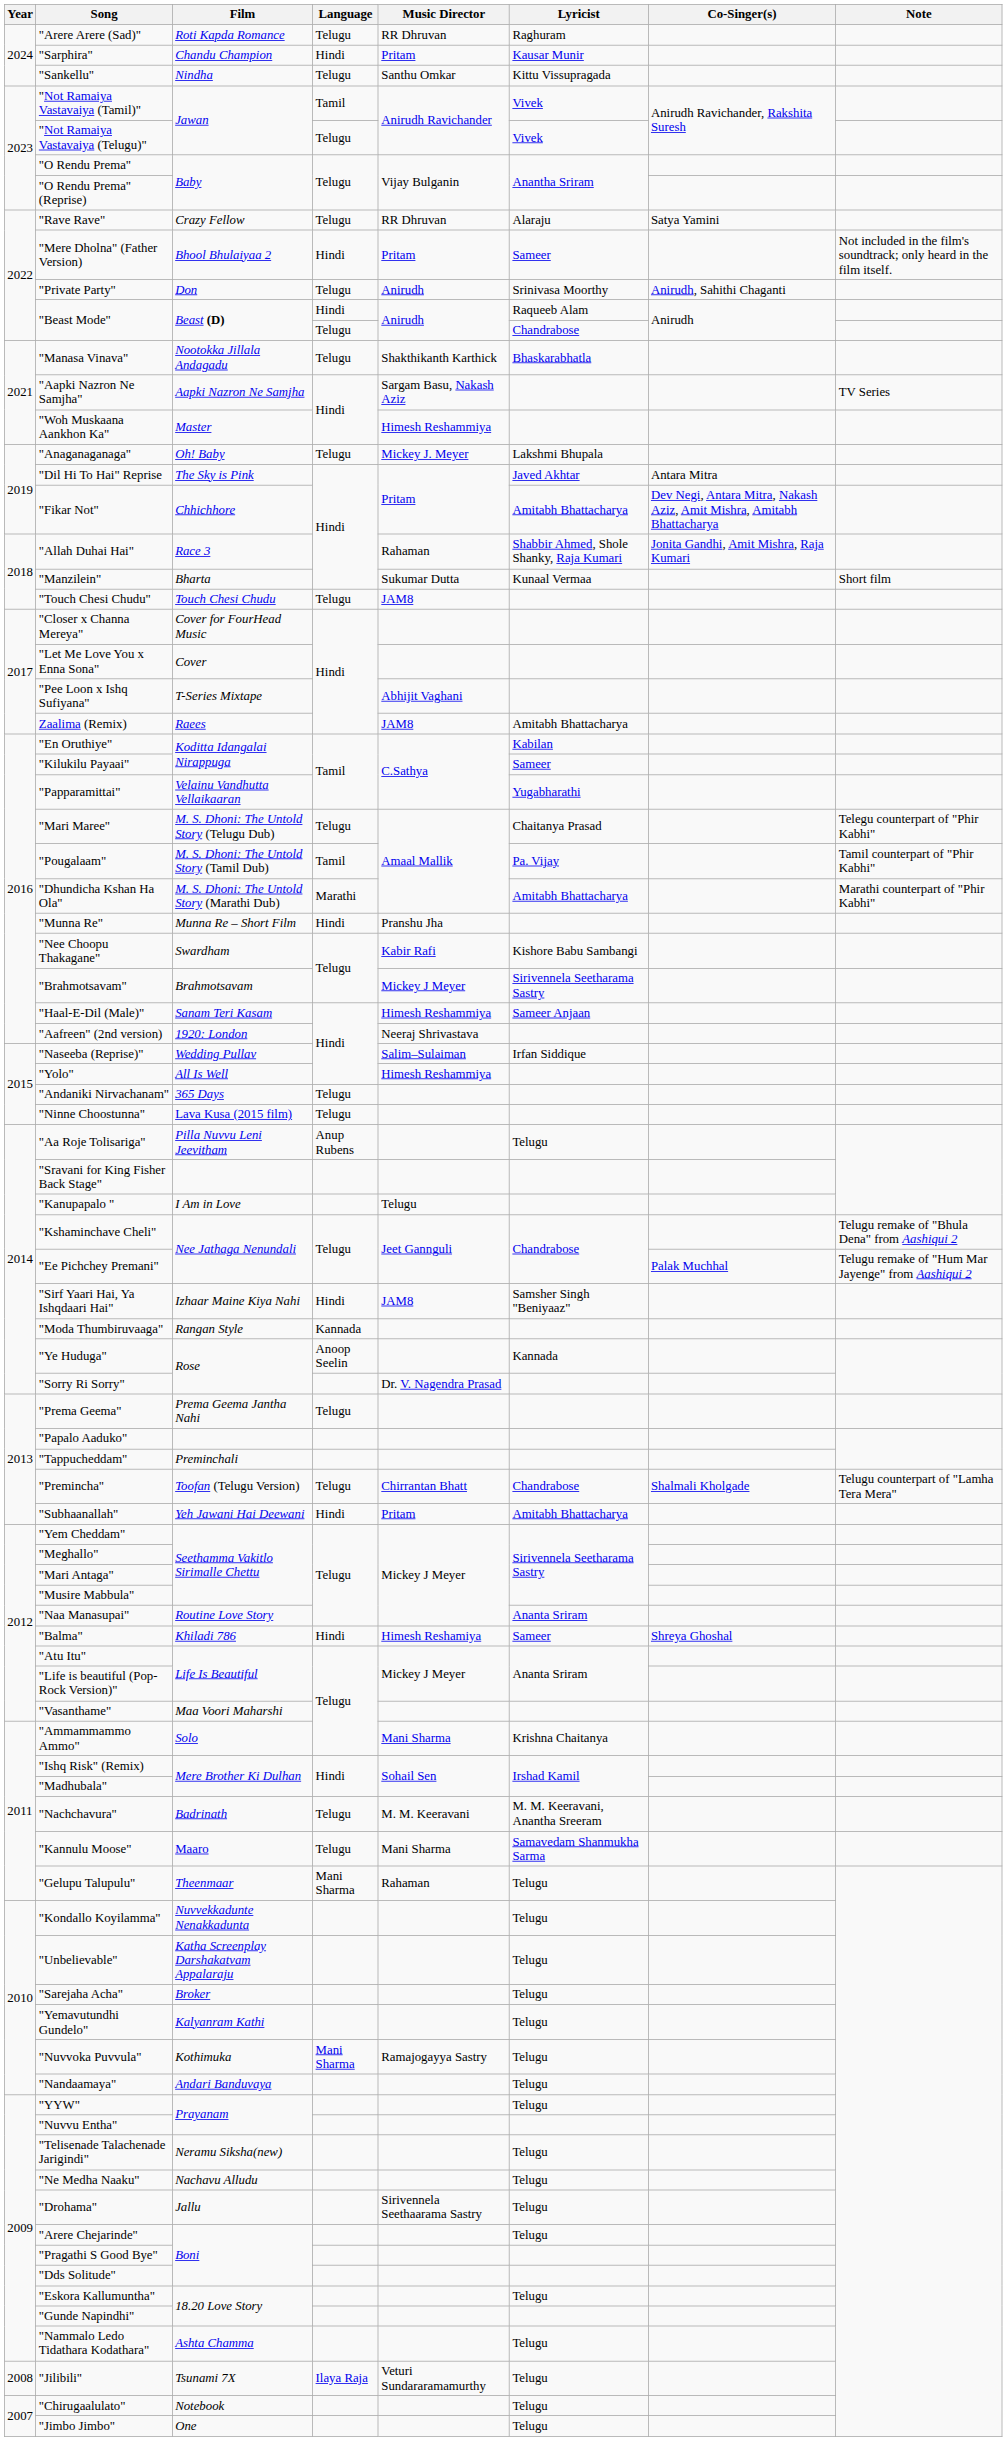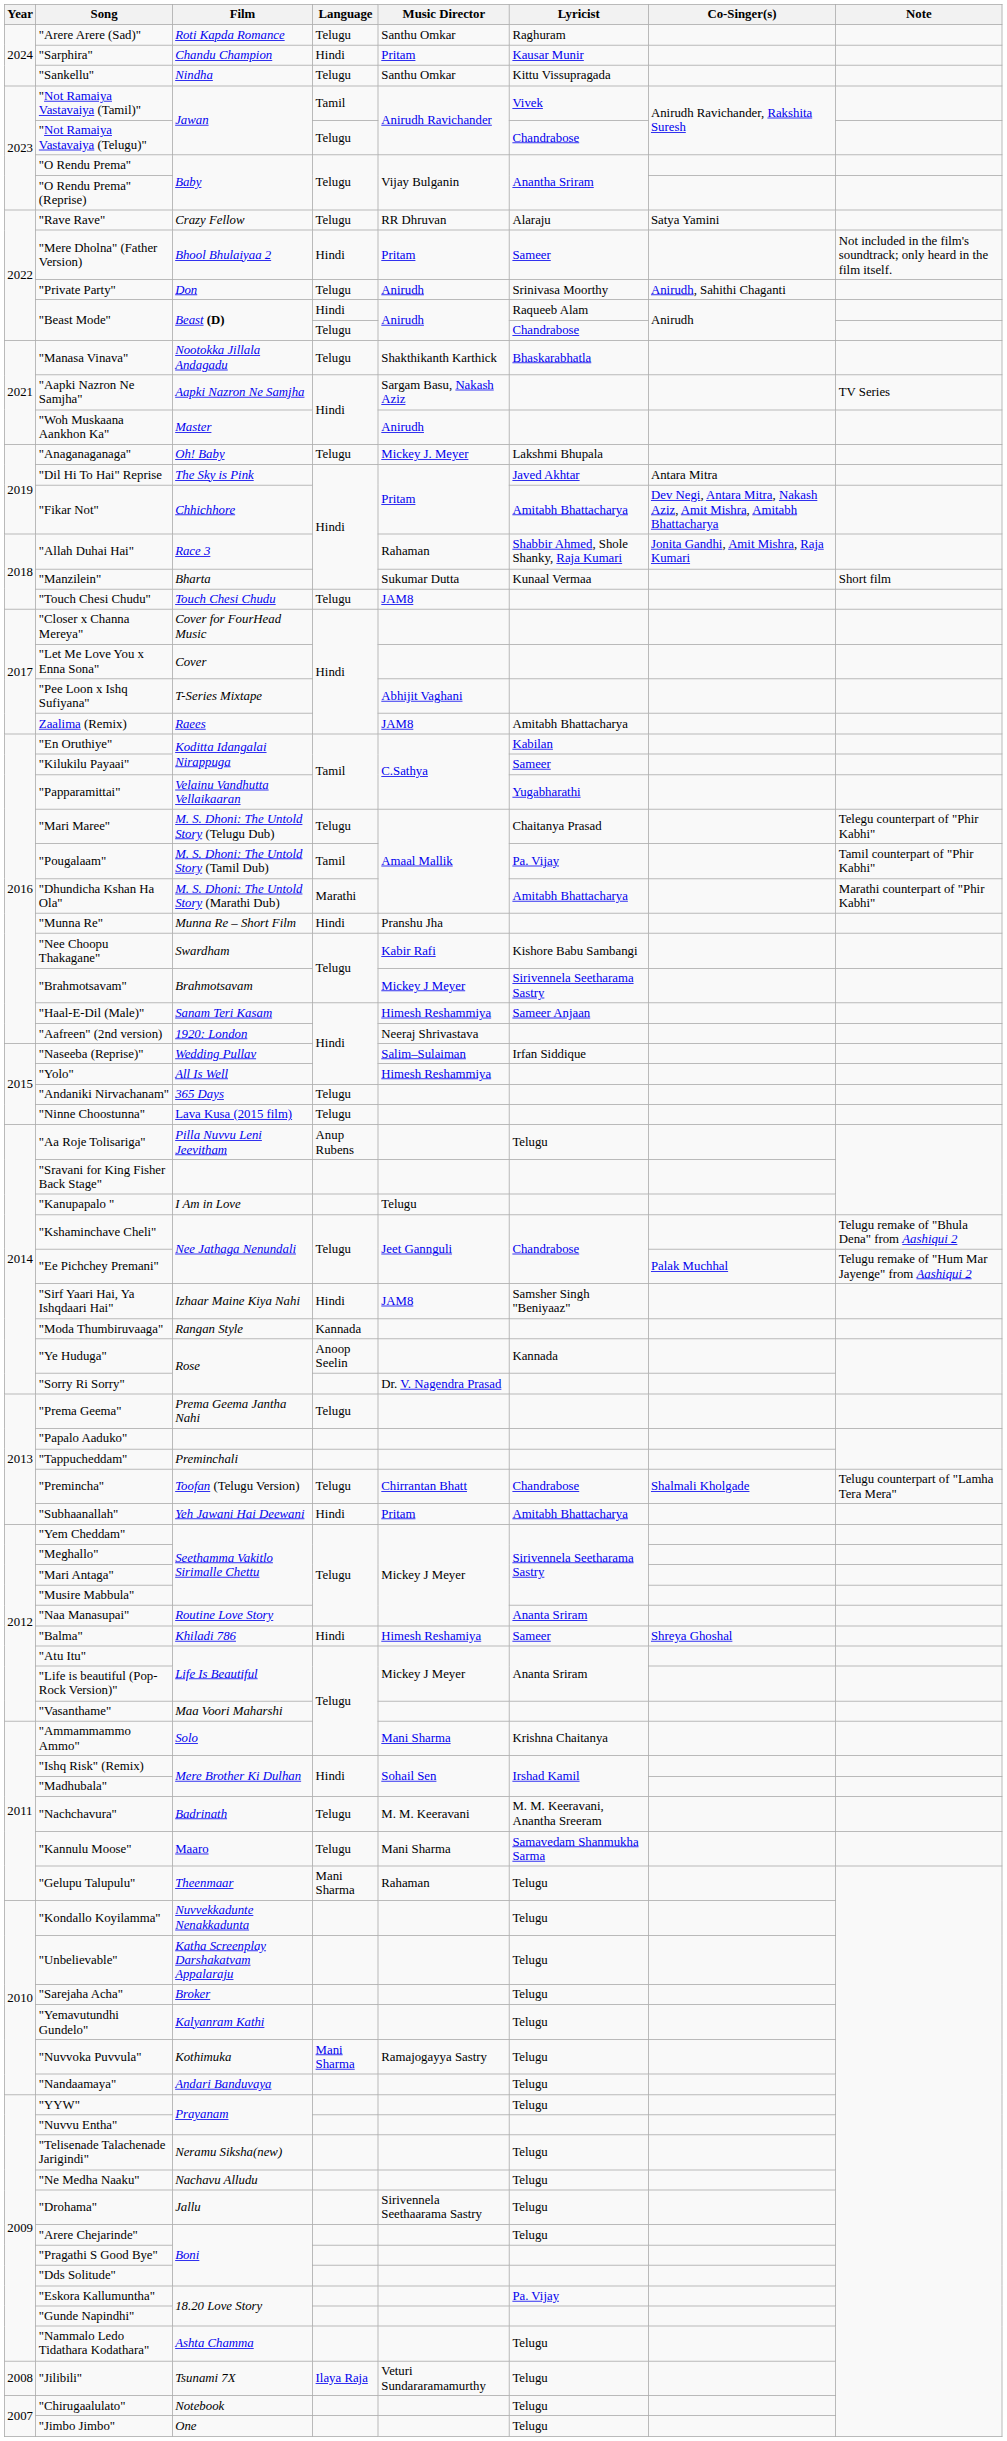(414, 34) RR Dhruvan -> (418, 34) Santhu Omkar
(528, 137) Vivek -> (546, 137) Chandrabose
(436, 427) Himesh Reshammiya -> (403, 427) Anirudh
(530, 2295) Telugu -> (536, 2295) Pa. Vijay
